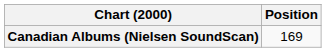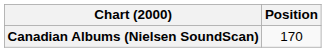(291, 36) 169 -> (291, 36) 170
